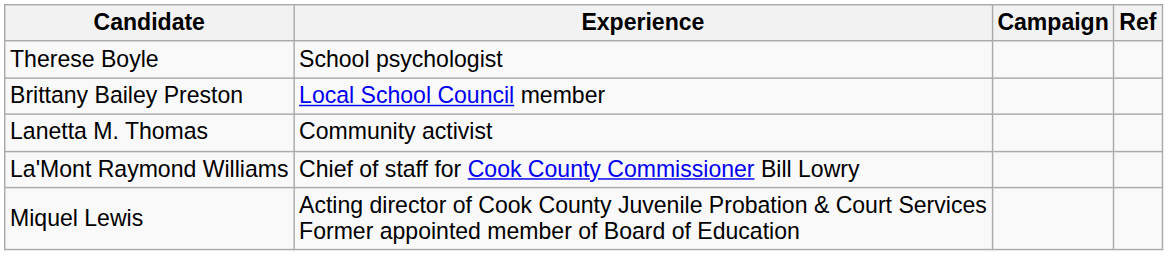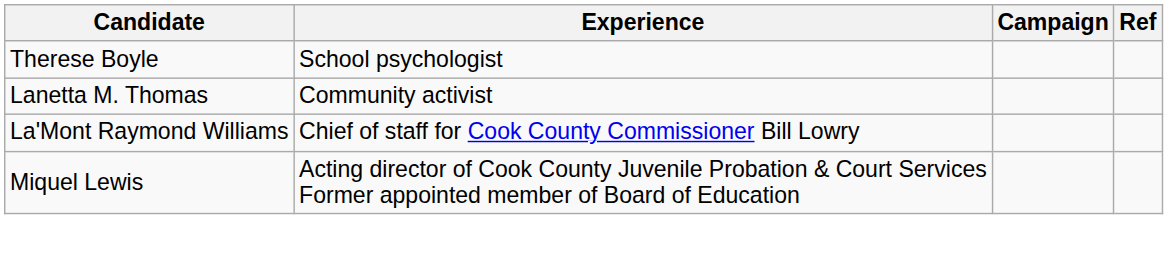- row: (127, 95)
